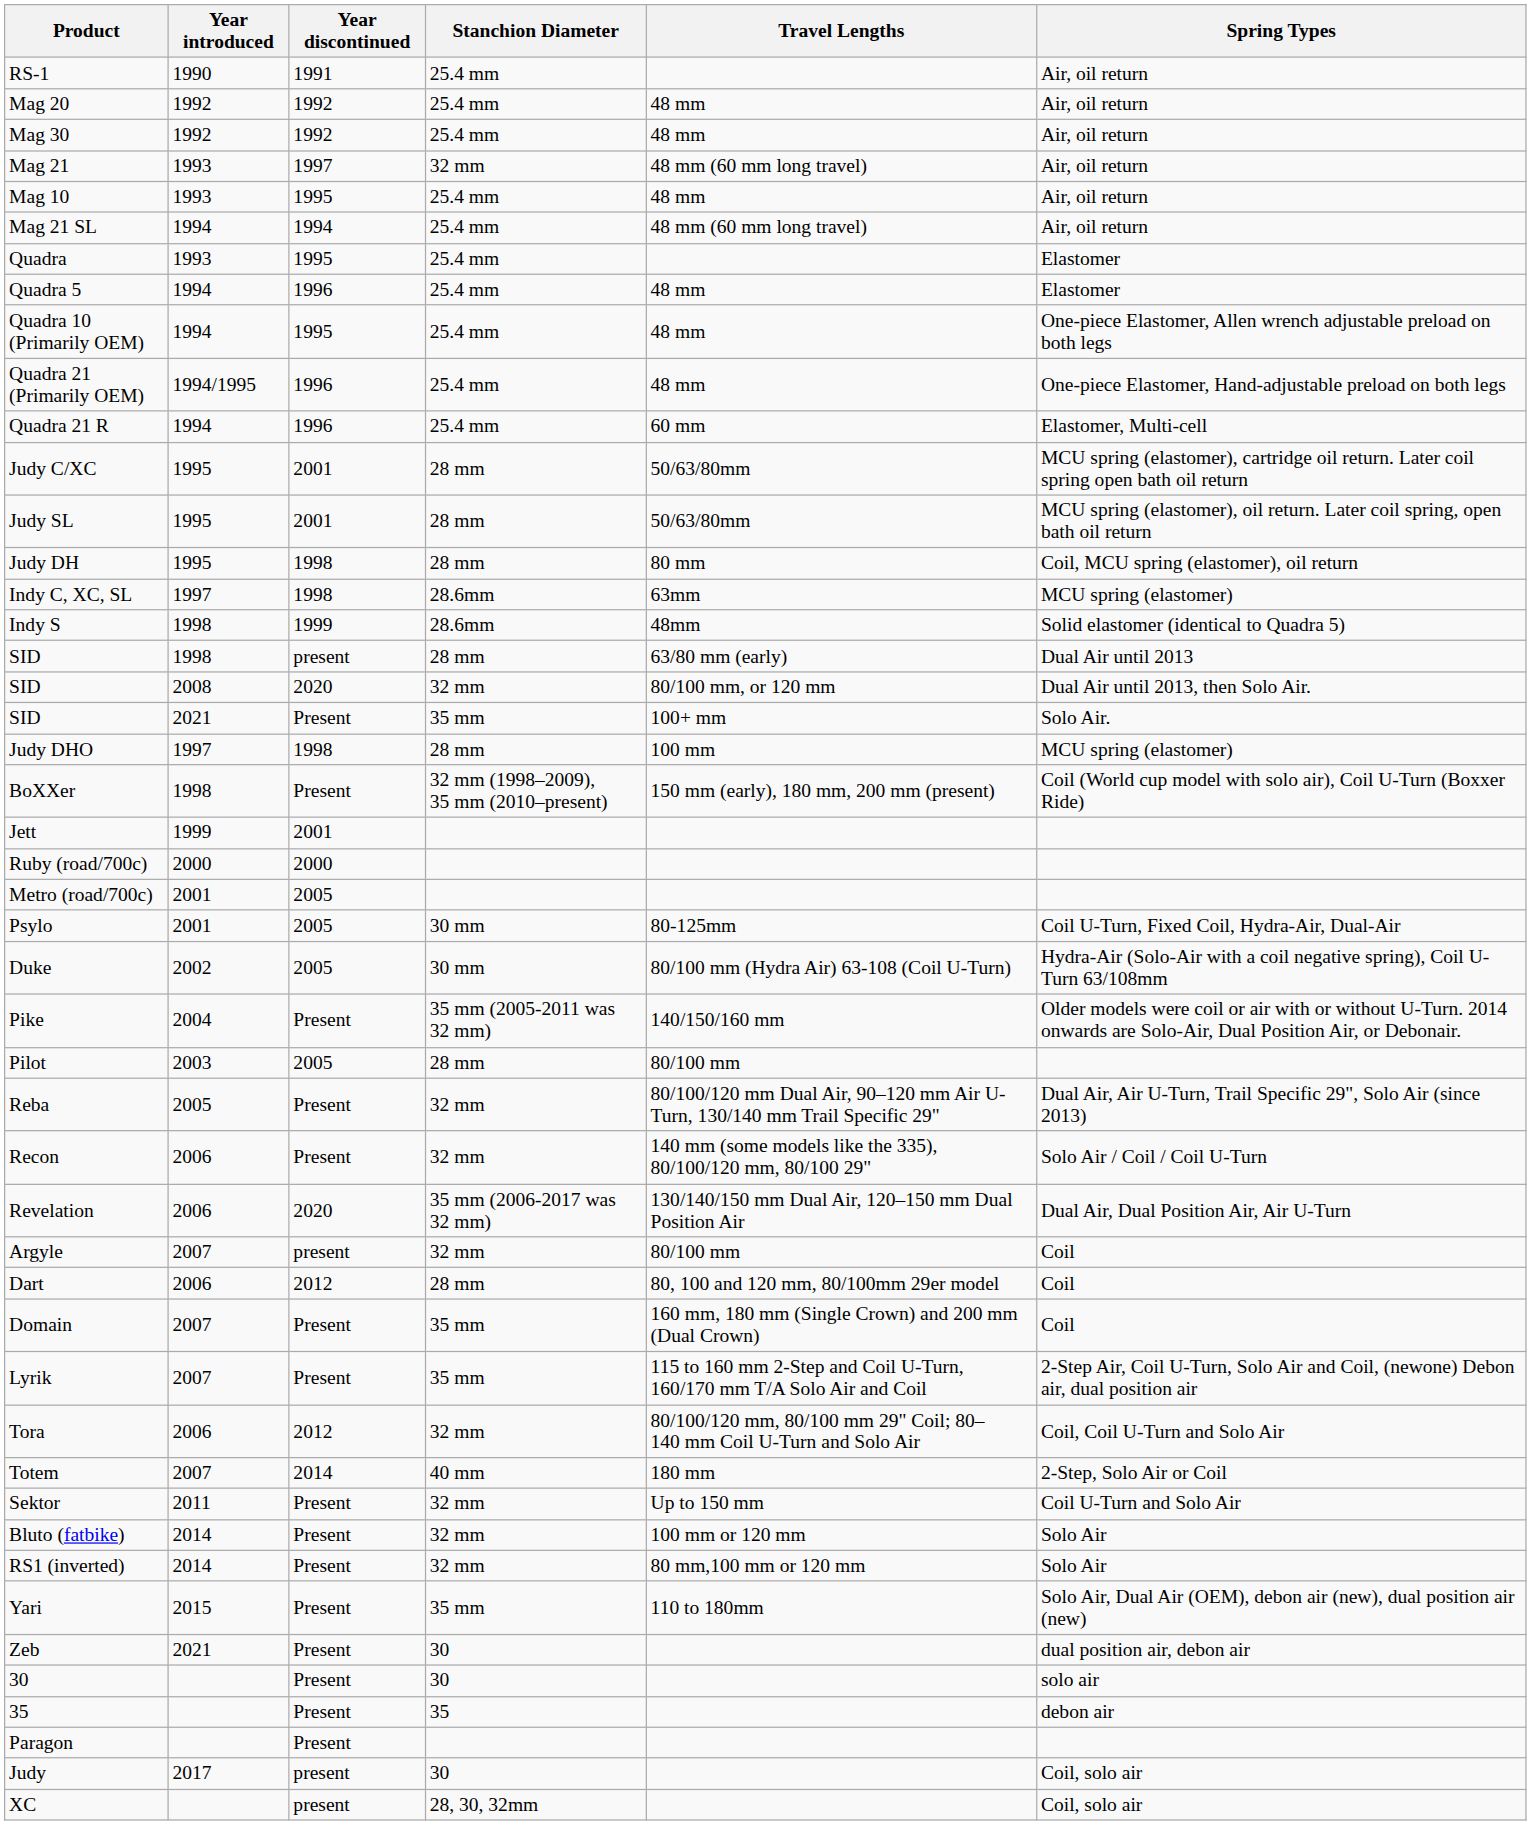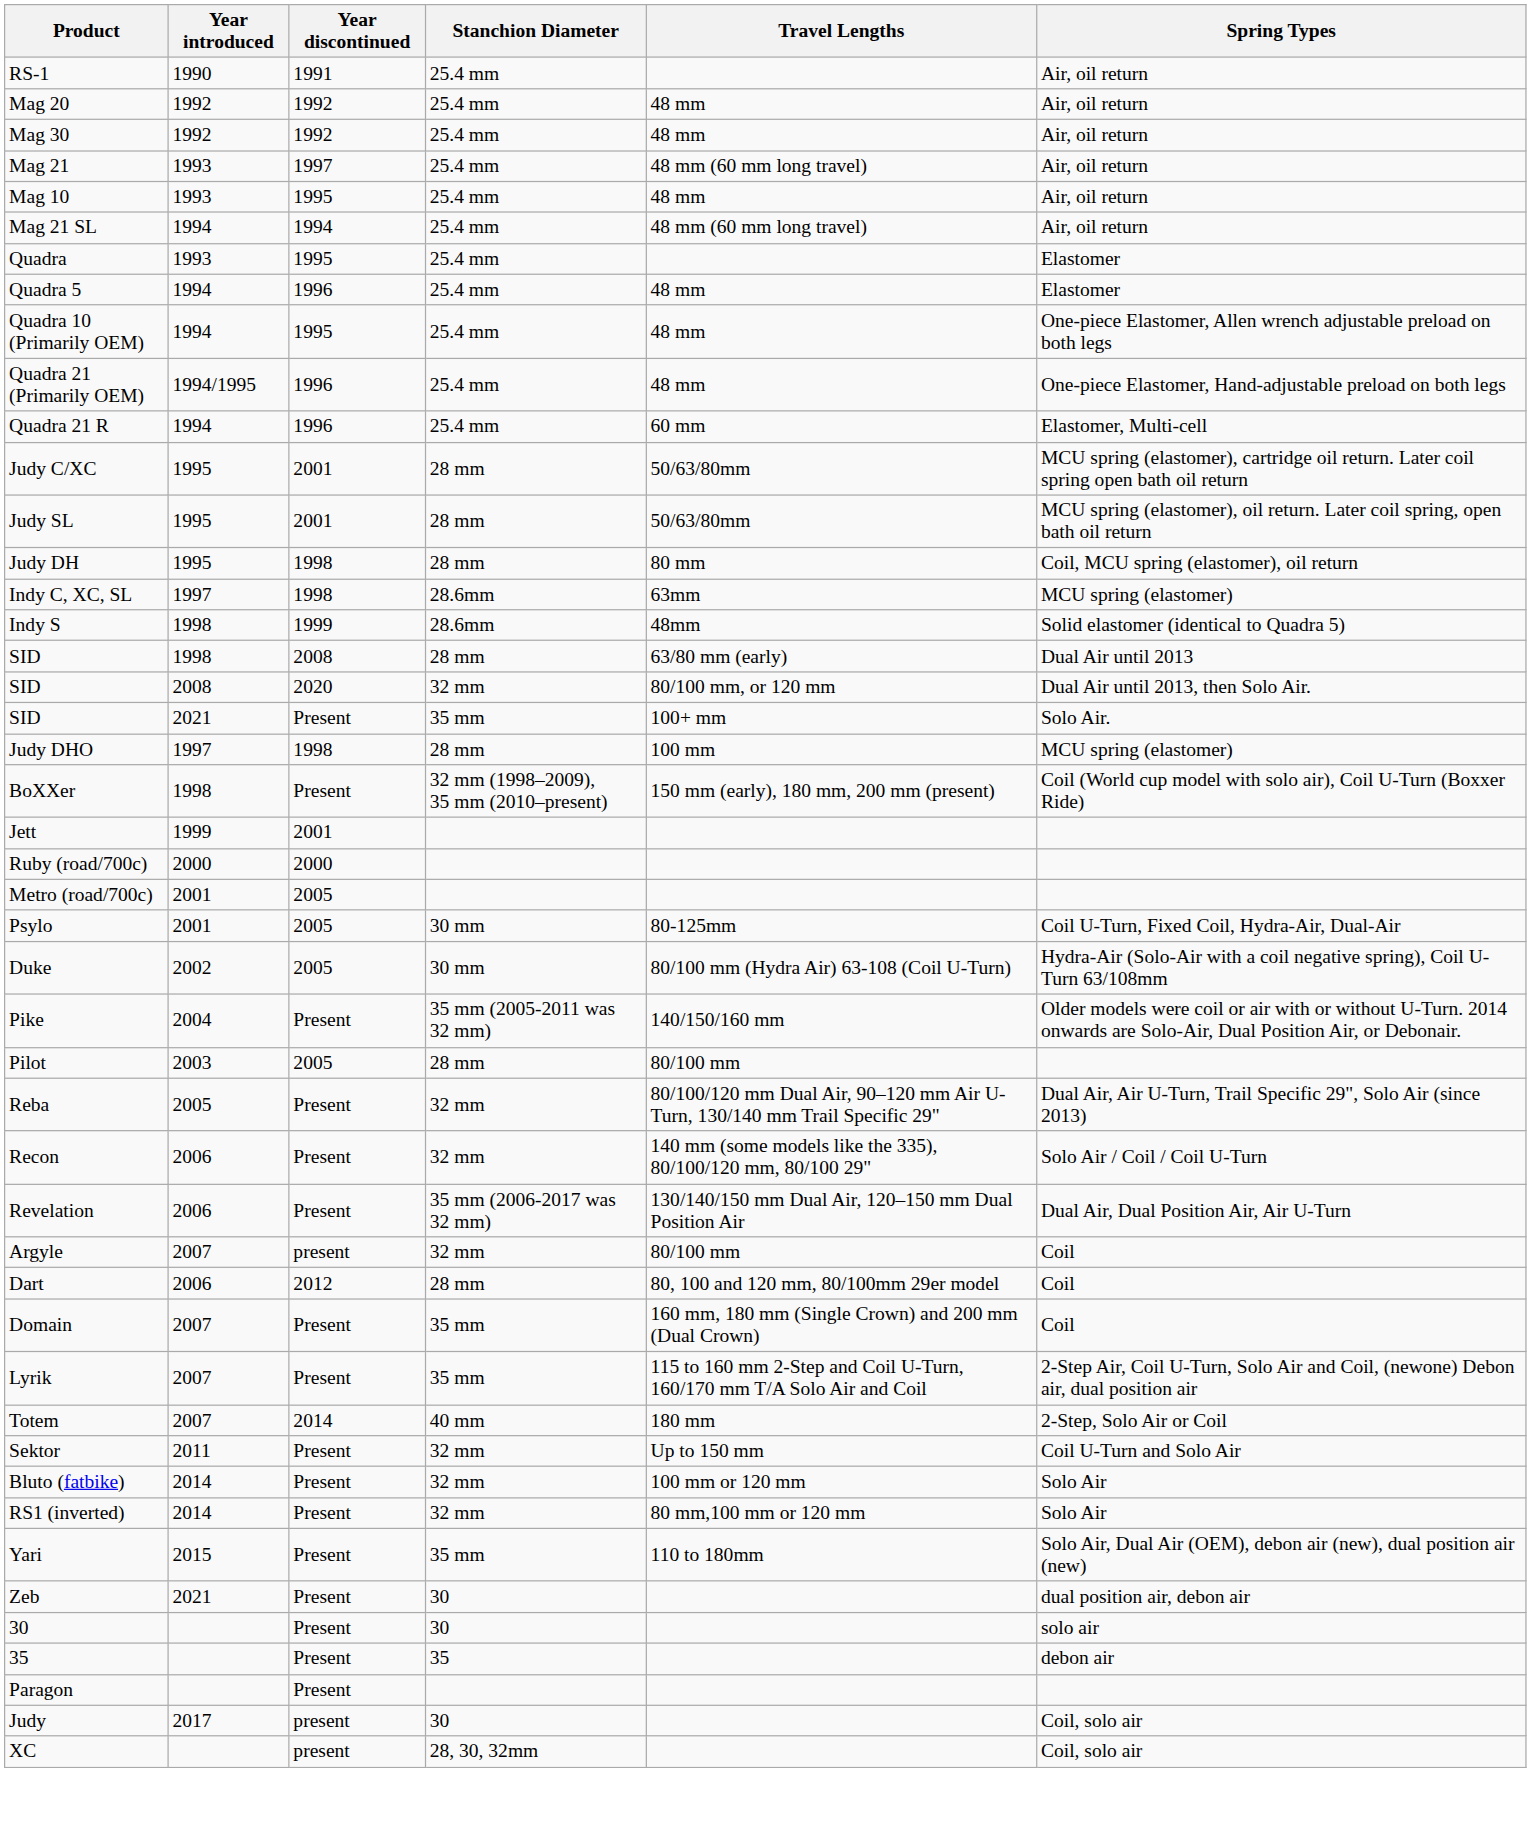(457, 165) 32 mm -> (465, 165) 25.4 mm
(322, 656) present -> (313, 656) 2008
(313, 1210) 2020 -> (322, 1210) Present
- row: (27, 1430)
